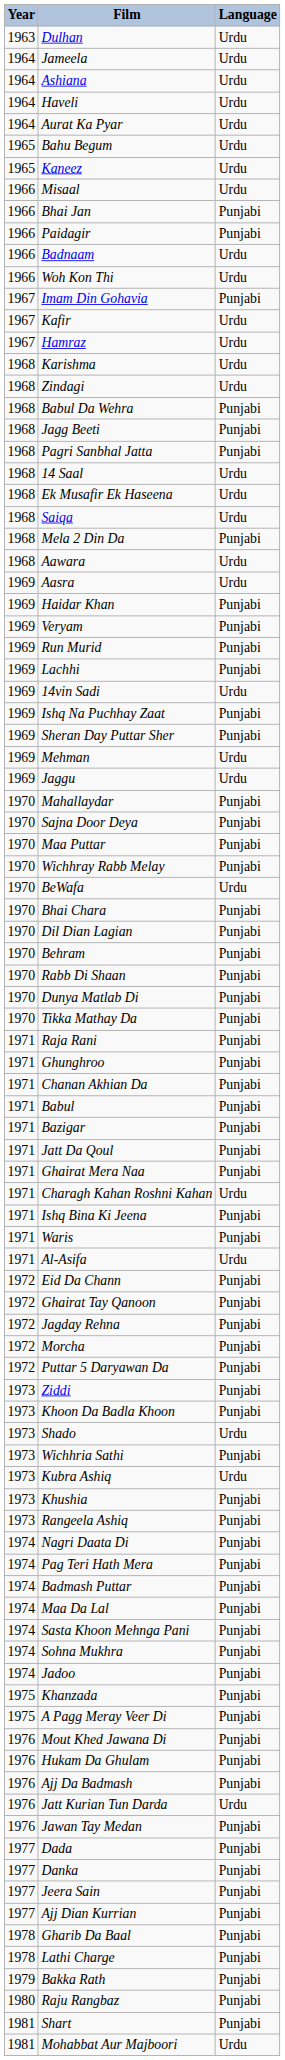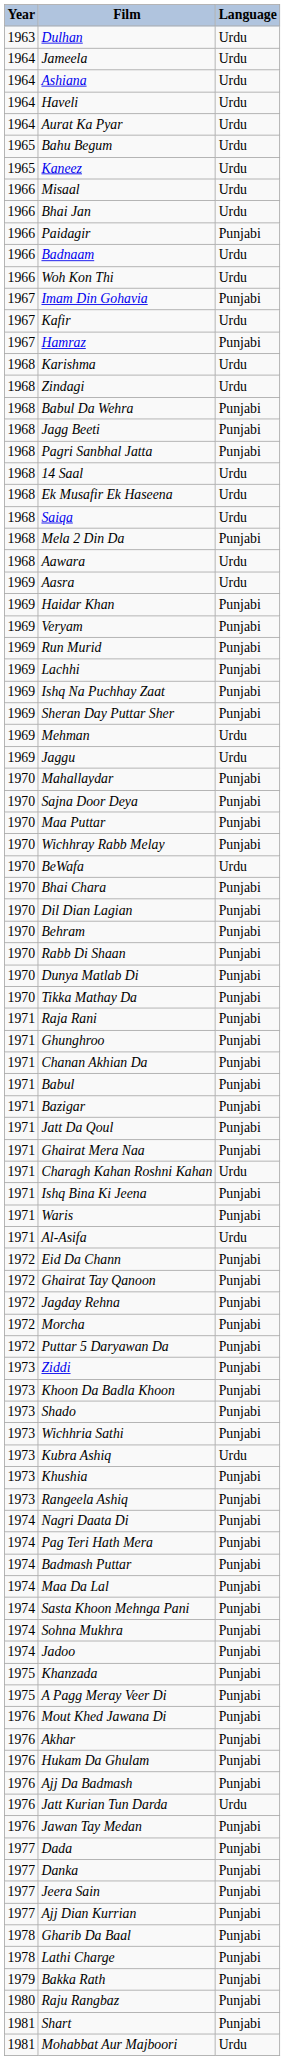(240, 211) Punjabi -> (233, 211) Urdu
(233, 342) Urdu -> (240, 342) Punjabi
- row: (71, 691)
(233, 1433) Urdu -> (240, 1412) Punjabi
+ row: (58, 1739)
